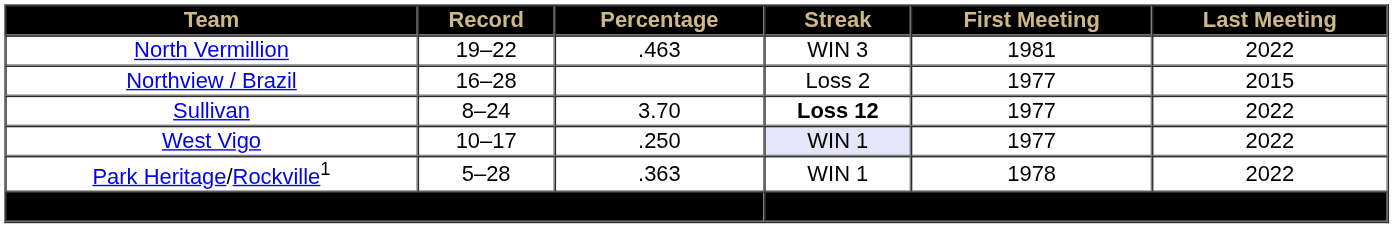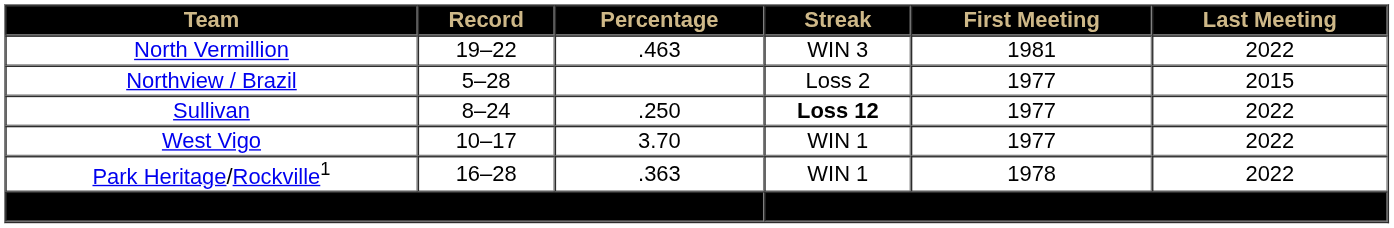(486, 80) 16–28 -> (486, 80) 5–28
(659, 110) 3.70 -> (659, 110) .250
(659, 140) .250 -> (659, 140) 3.70
(838, 140) lavender background -> (838, 140) no background
(486, 173) 5–28 -> (486, 173) 16–28
